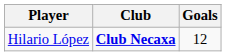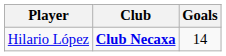(200, 39) 12 -> (200, 39) 14
